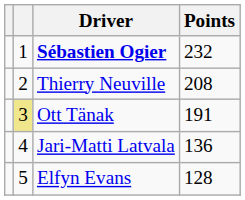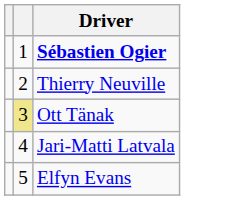- column: (209, 19)
